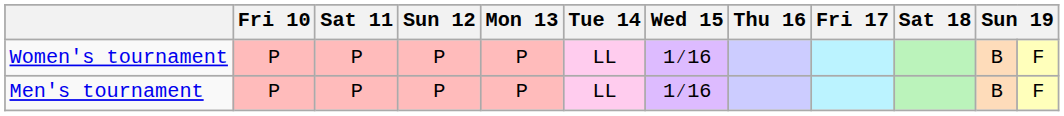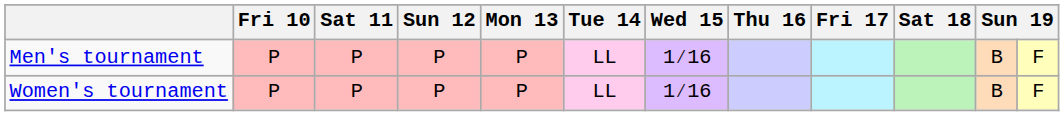rows swapped: (107, 92) <-> (119, 57)
